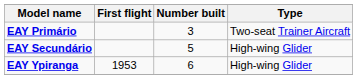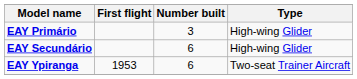(290, 31) Two-seat Trainer Aircraft -> (271, 31) High-wing Glider
(191, 49) 5 -> (191, 49) 6
(271, 66) High-wing Glider -> (290, 66) Two-seat Trainer Aircraft
